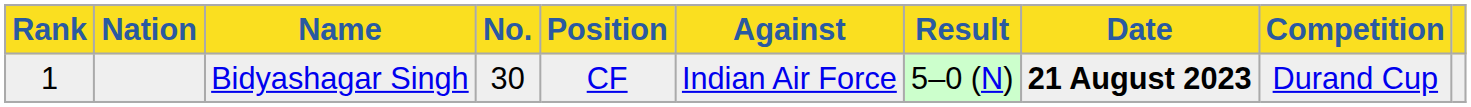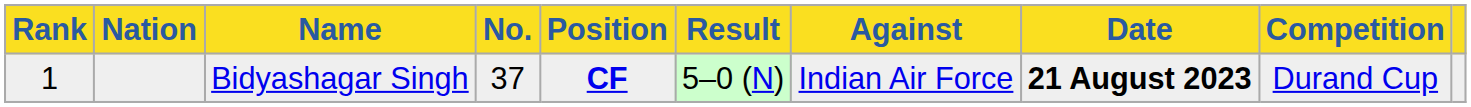columns swapped: (789, 30) <-> (962, 30)
(508, 78) 30 -> (508, 78) 37
(607, 78) normal -> (607, 78) bold
